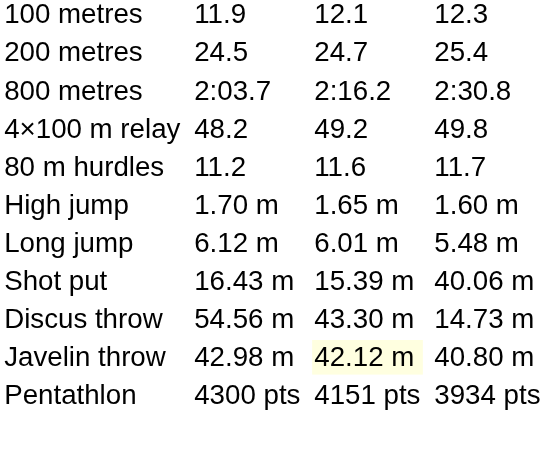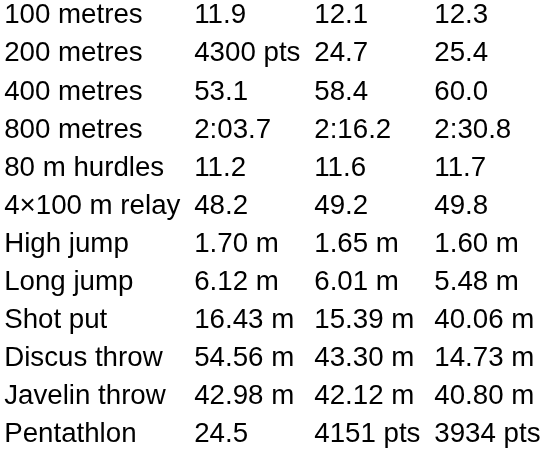(221, 52) 24.5 -> (247, 52) 4300 pts
+ row: (73, 90)
rows swapped: (84, 166) <-> (92, 128)
(364, 356) lightyellow background -> (364, 394) no background
(247, 394) 4300 pts -> (221, 433) 24.5
